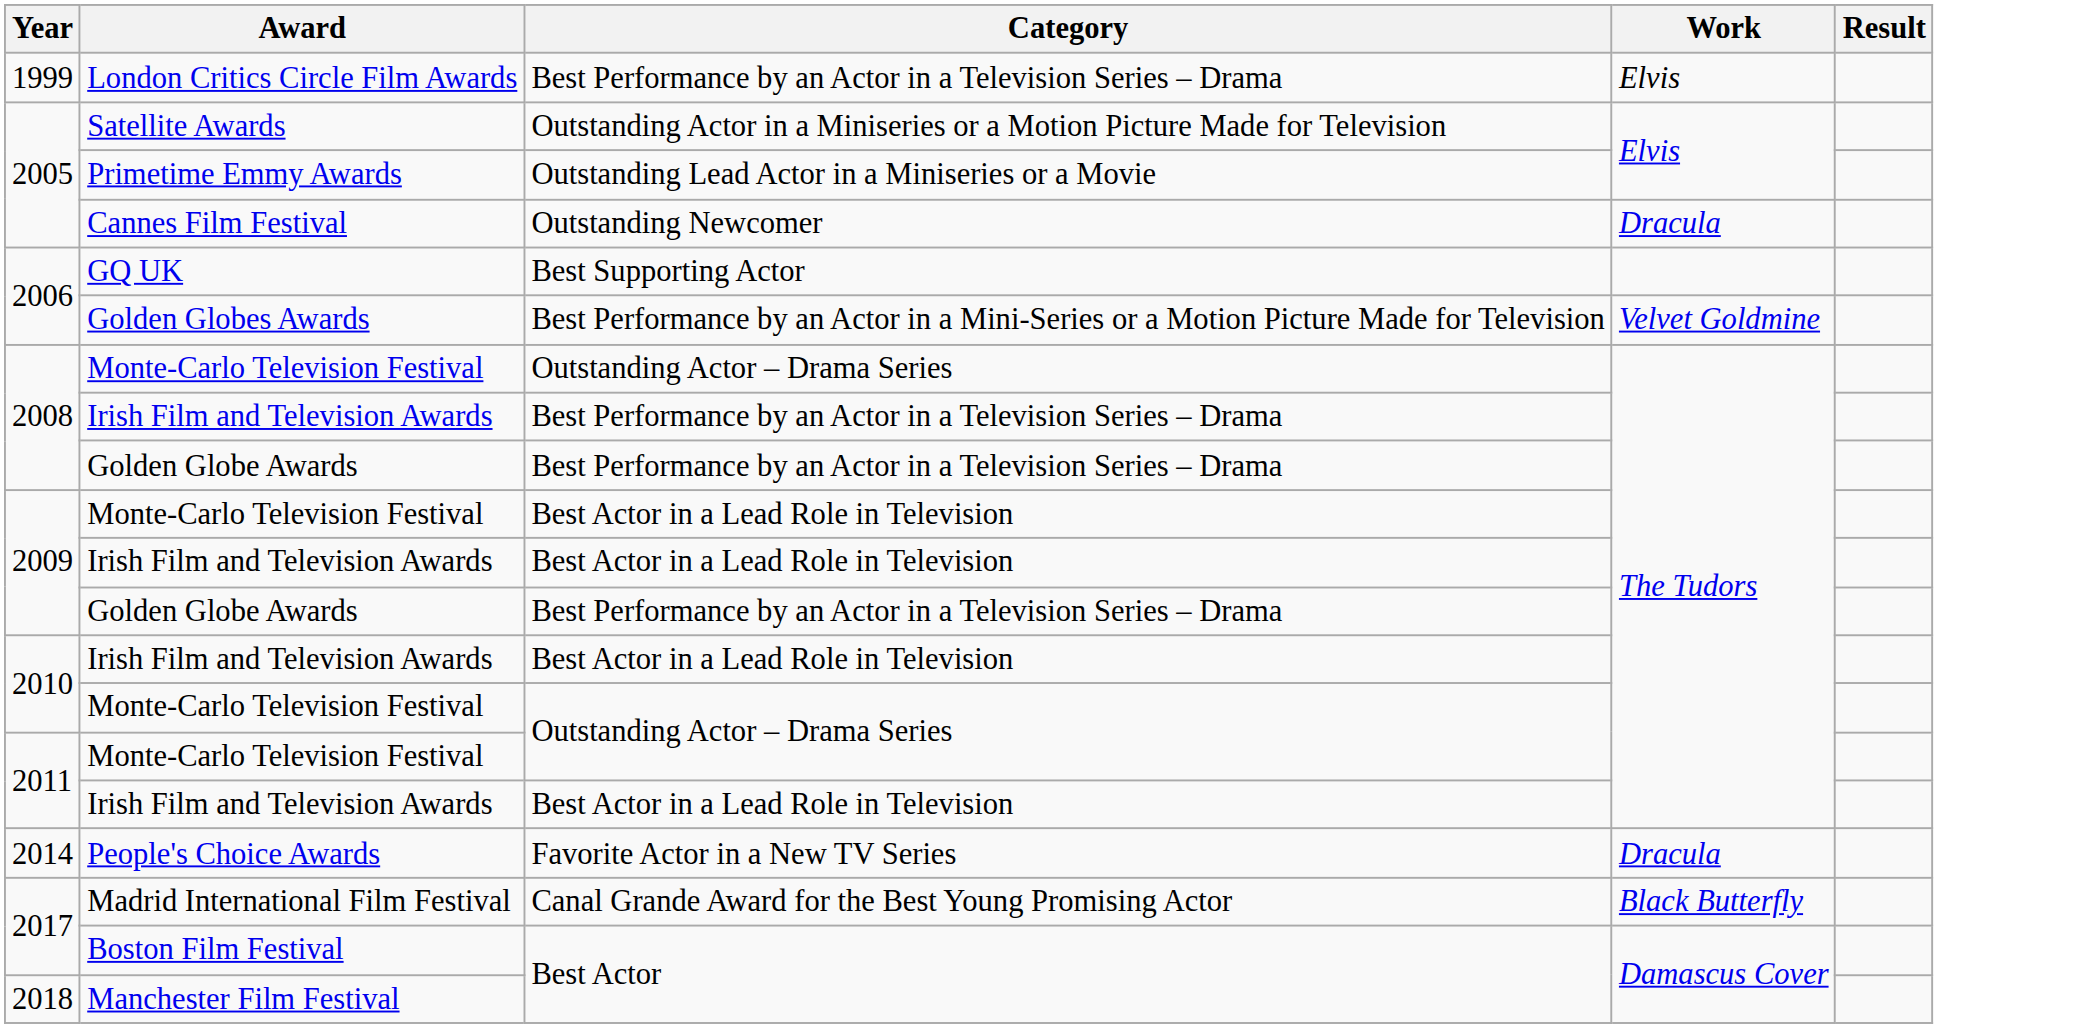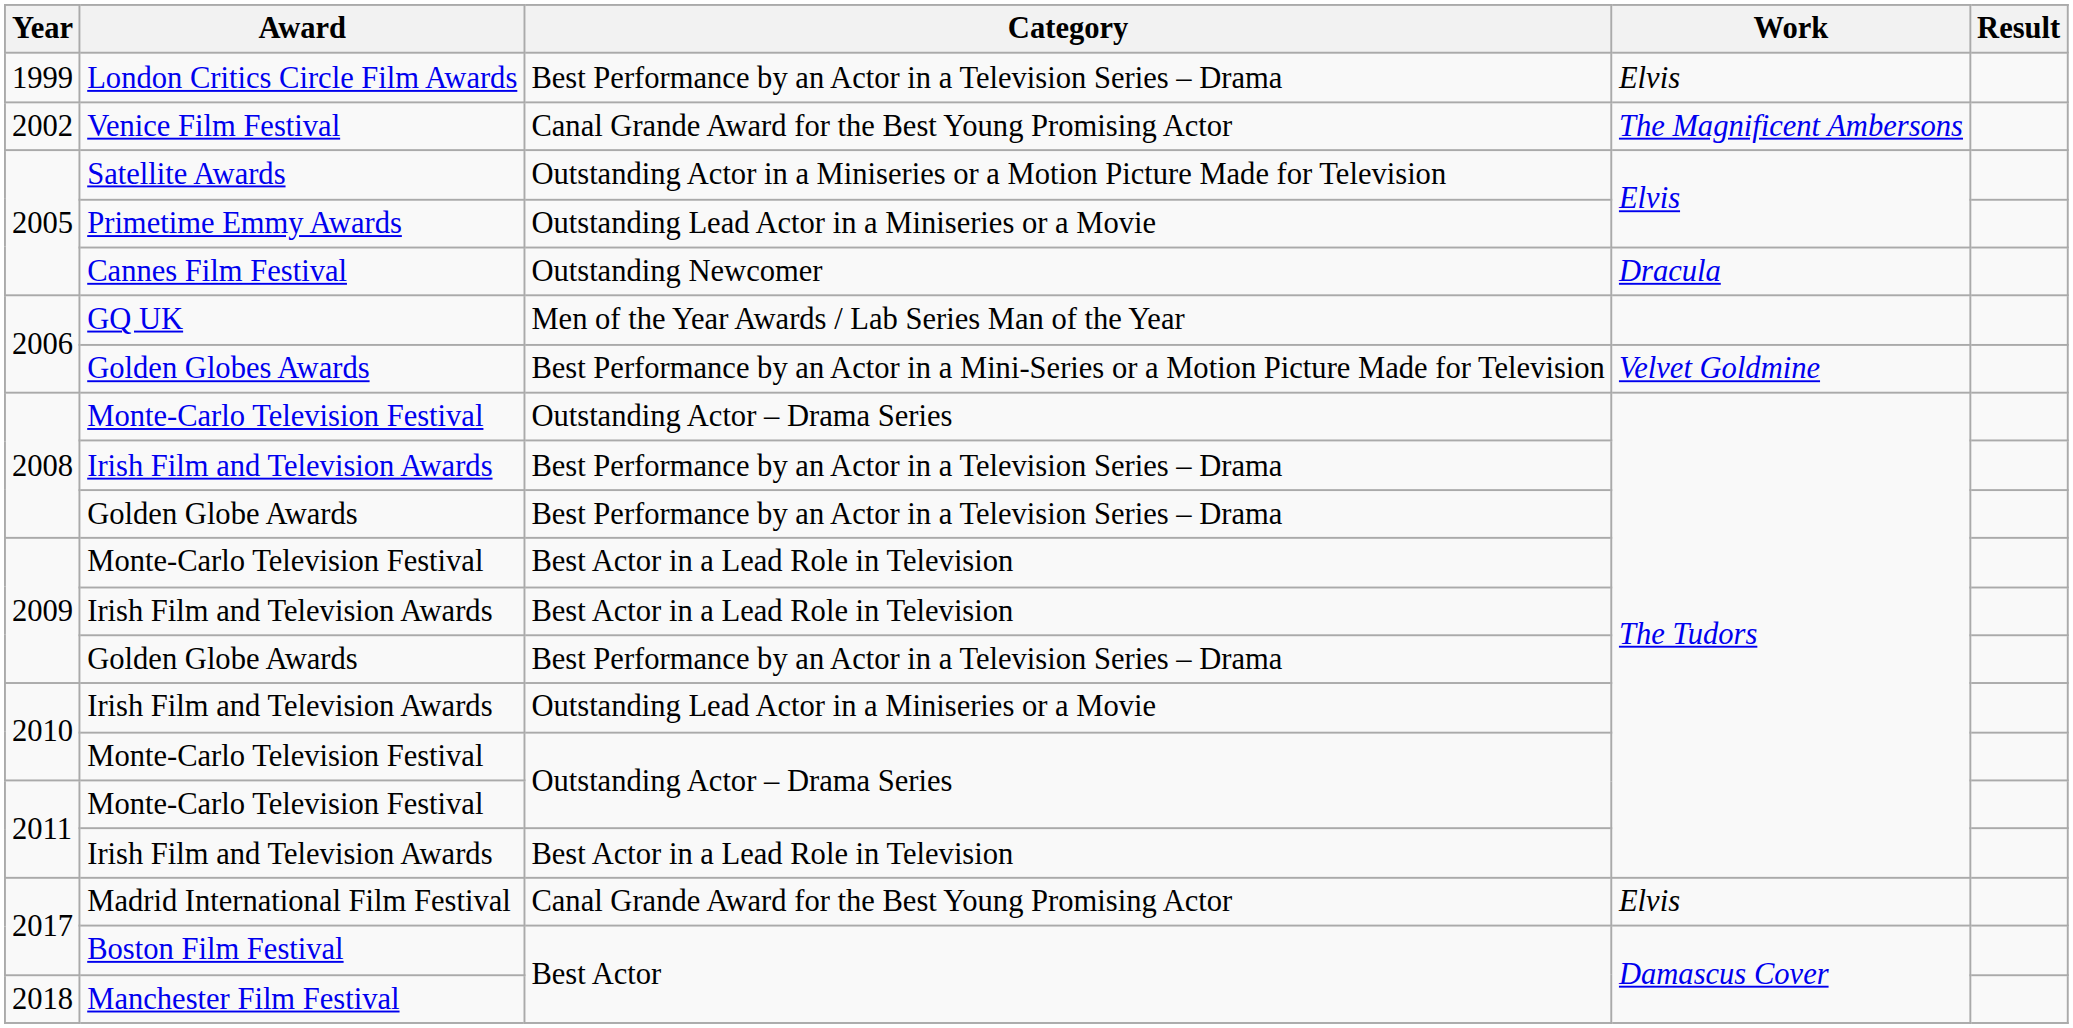+ row: (43, 125)
(668, 271) Best Supporting Actor -> (858, 319) Men of the Year Awards / Lab Series Man of the Year
(772, 658) Best Actor in a Lead Role in Television -> (844, 707) Outstanding Lead Actor in a Miniseries or a Movie
- row: (43, 852)
(1711, 901) Black Butterfly -> (1649, 901) Elvis
